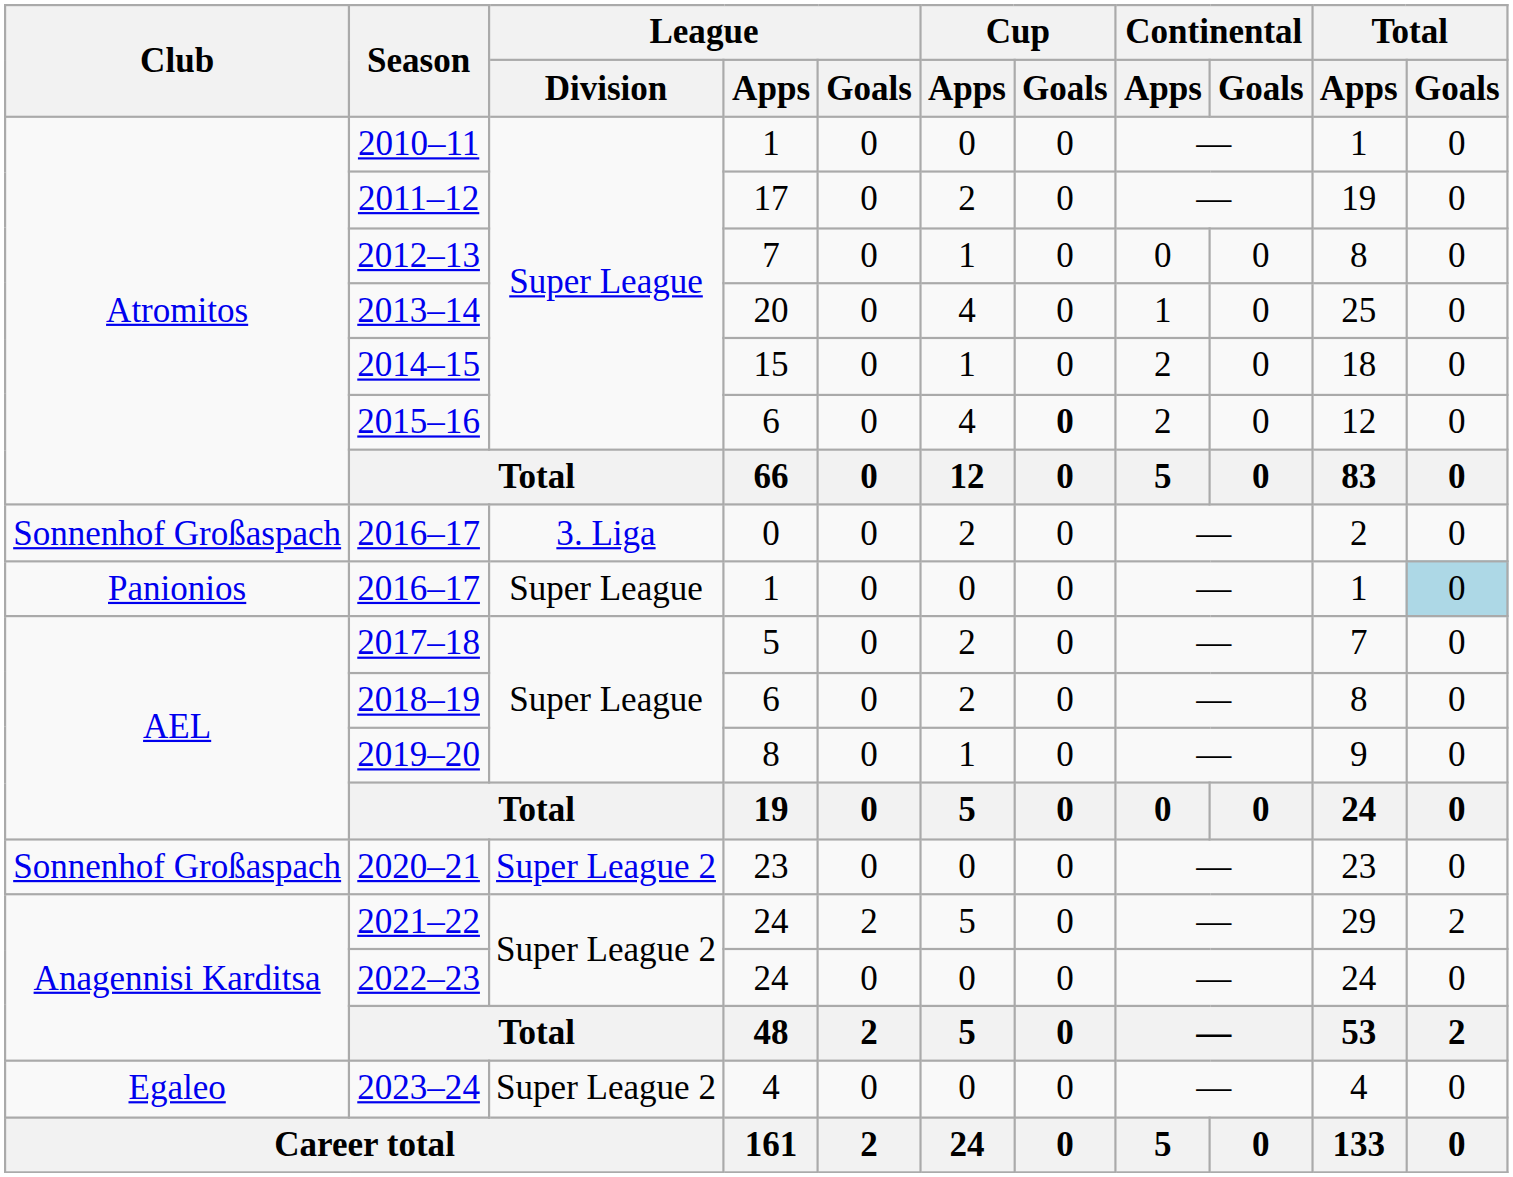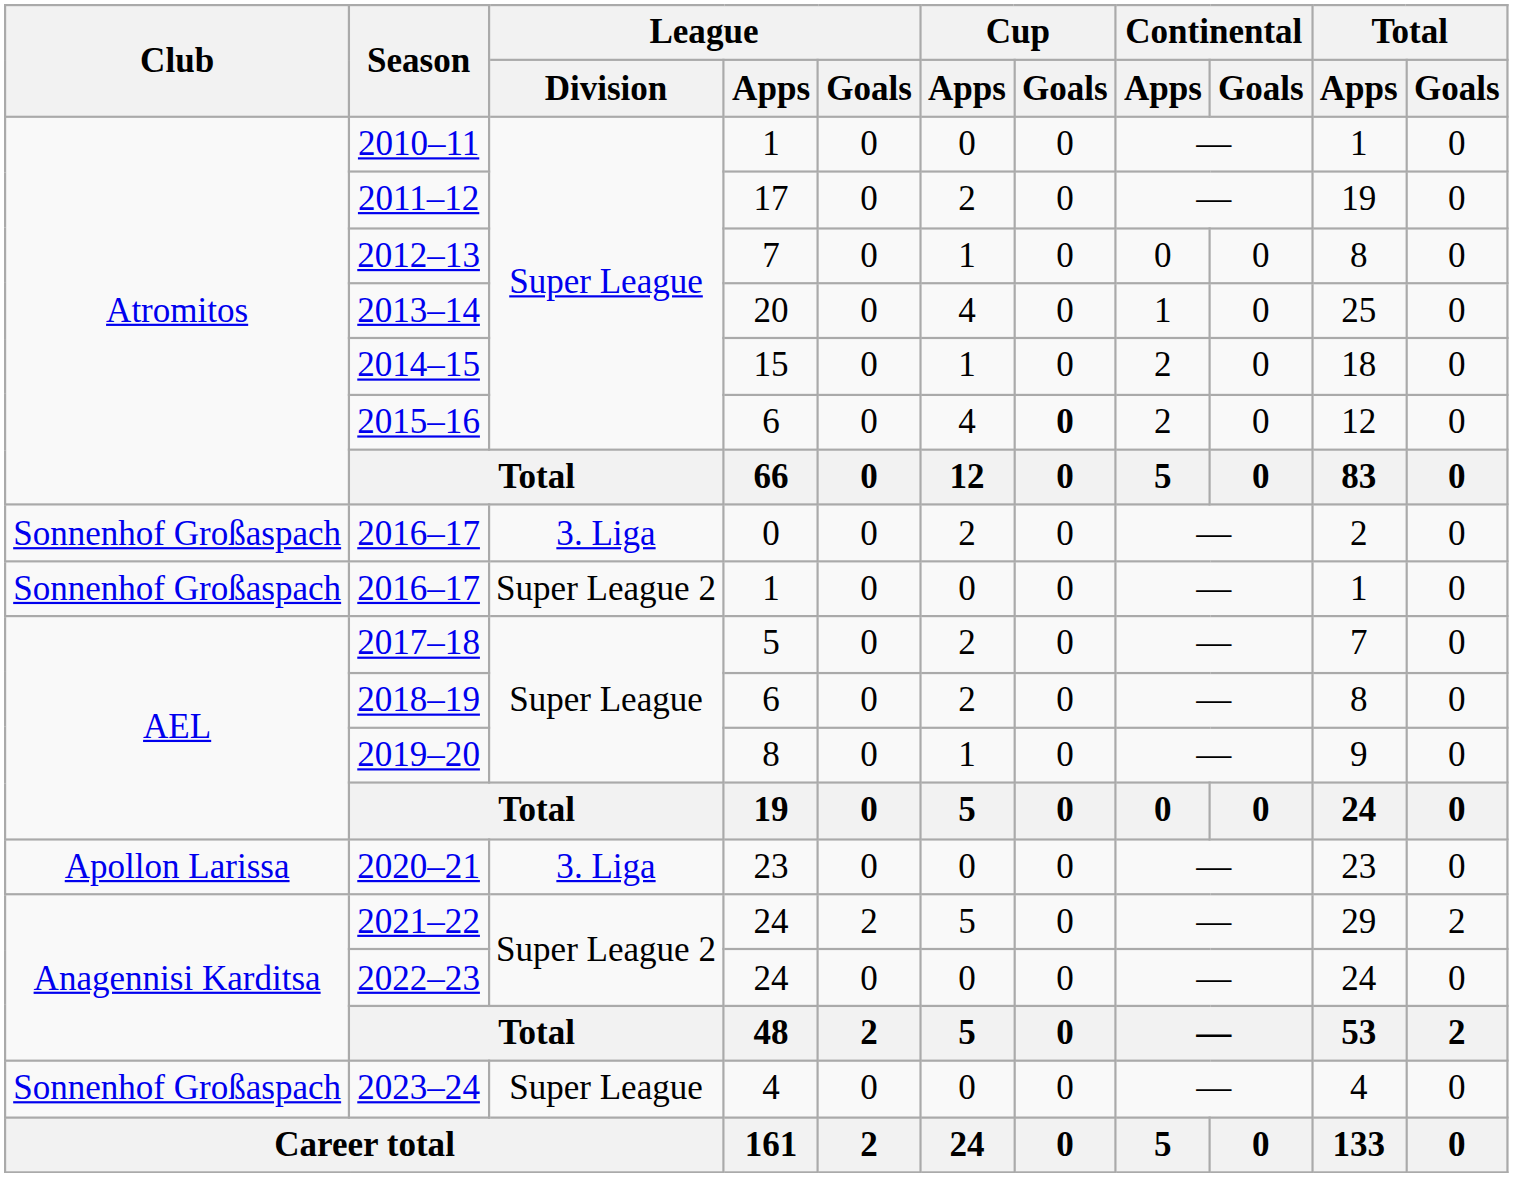(177, 587) Panionios -> (177, 587) Sonnenhof Großaspach
(606, 587) Super League -> (606, 587) Super League 2
(1457, 587) lightblue background -> (1457, 587) no background
(177, 865) Sonnenhof Großaspach -> (177, 865) Apollon Larissa
(606, 865) Super League 2 -> (606, 865) 3. Liga
(177, 1088) Egaleo -> (177, 1088) Sonnenhof Großaspach
(606, 1088) Super League 2 -> (606, 1088) Super League
